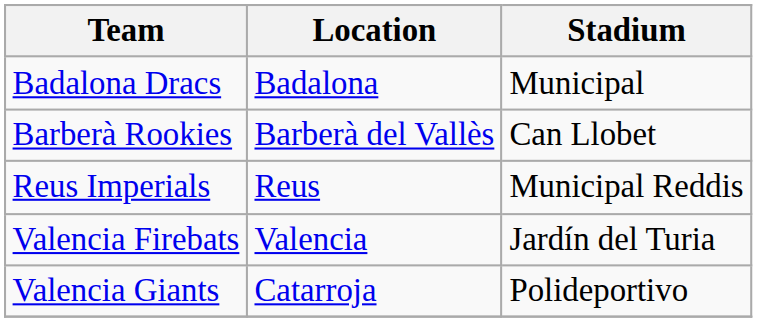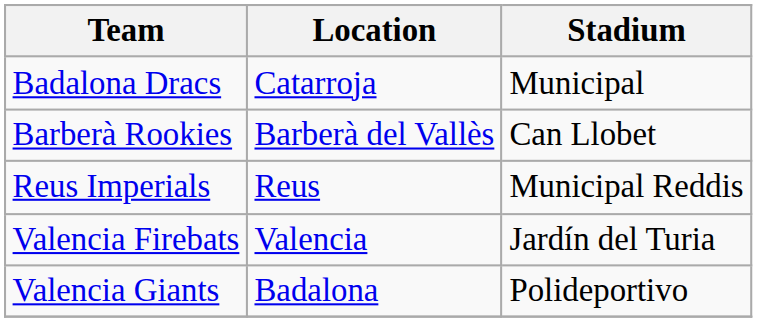(316, 82) Badalona -> (316, 82) Catarroja
(316, 290) Catarroja -> (316, 290) Badalona
